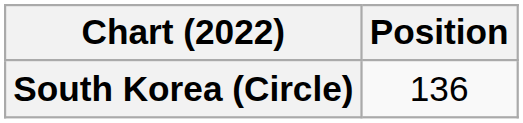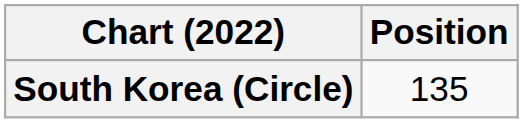(439, 88) 136 -> (439, 88) 135
